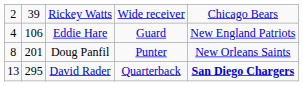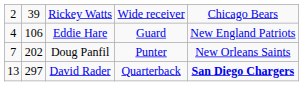(13, 52) 8 -> (13, 52) 7
(34, 52) 201 -> (34, 52) 202
(34, 71) 295 -> (34, 71) 297
